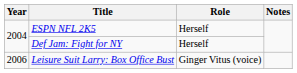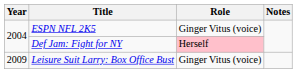(194, 28) Herself -> (220, 28) Ginger Vitus (voice)
(194, 44) no background -> (194, 44) pink background
(17, 60) 2006 -> (17, 60) 2009
